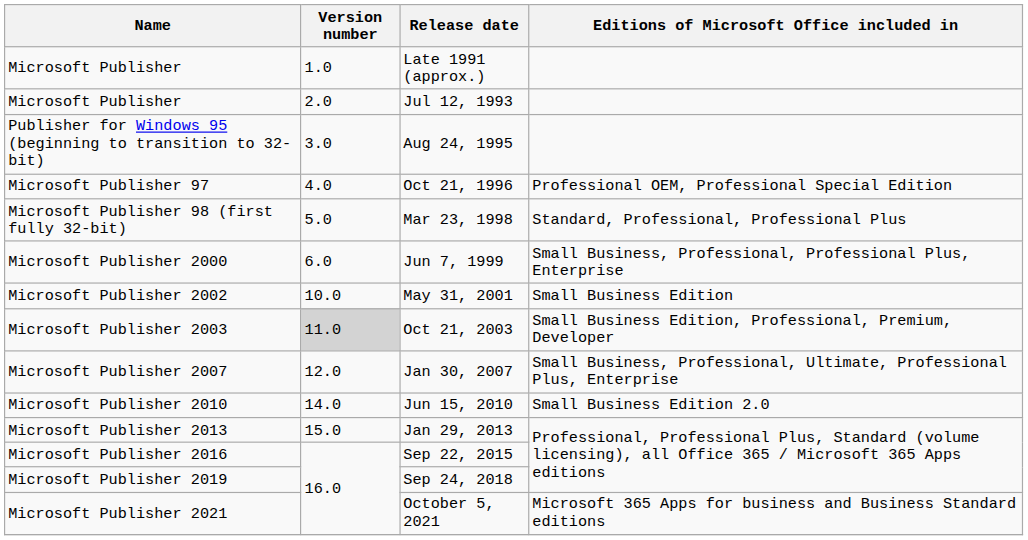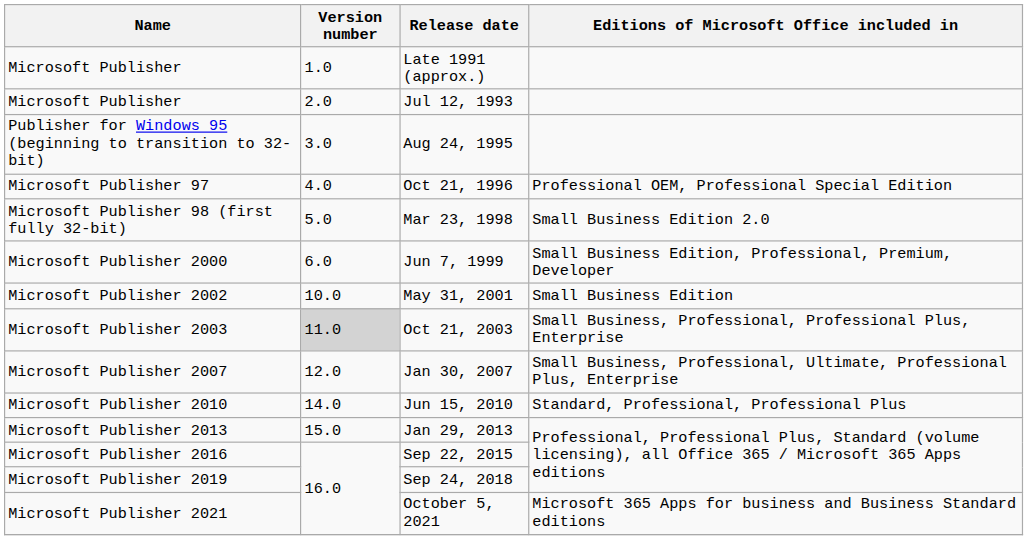(719, 220) Standard, Professional, Professional Plus -> (651, 220) Small Business Edition 2.0
(751, 262) Small Business, Professional, Professional Plus, Enterprise -> (742, 262) Small Business Edition, Professional, Premium, Developer
(742, 329) Small Business Edition, Professional, Premium, Developer -> (751, 329) Small Business, Professional, Professional Plus, Enterprise
(651, 405) Small Business Edition 2.0 -> (719, 405) Standard, Professional, Professional Plus
